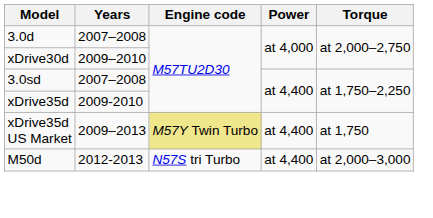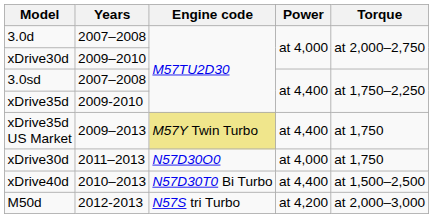+ row: (38, 159)
+ row: (38, 181)
(289, 159) at 4,400 -> (303, 203) at 4,200
